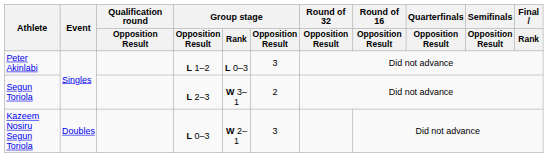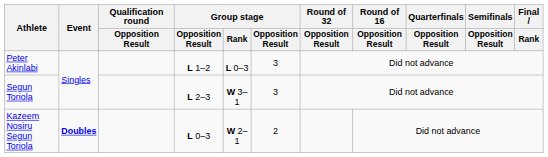(275, 92) 2 -> (275, 92) 3
(78, 131) normal -> (79, 131) bold
(275, 131) 3 -> (275, 131) 2
